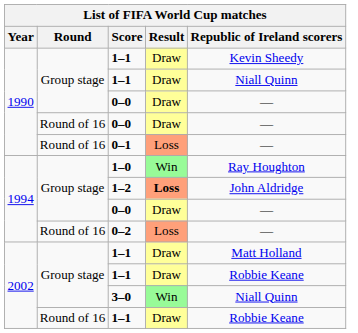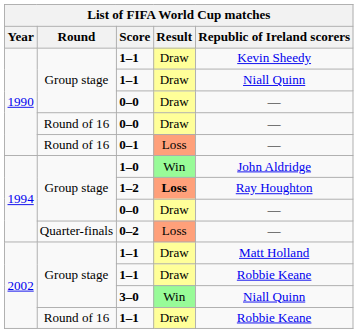(266, 166) Ray Houghton -> (274, 166) John Aldridge
(266, 188) John Aldridge -> (274, 188) Ray Houghton
(73, 231) Round of 16 -> (76, 231) Quarter-finals
